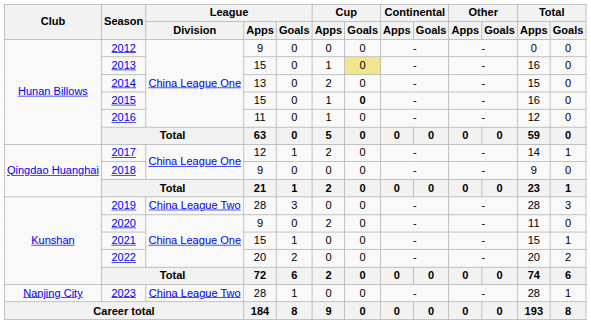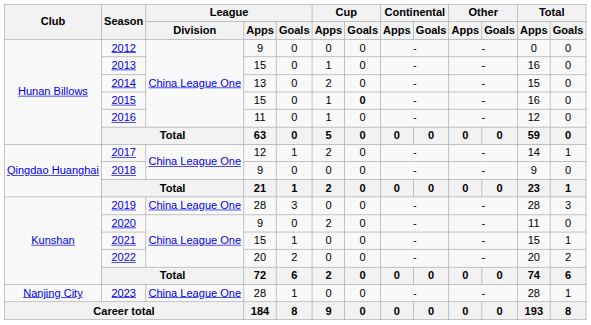(363, 65) khaki background -> (363, 65) no background
(195, 205) China League Two -> (195, 205) China League One
(195, 293) China League Two -> (195, 293) China League One
